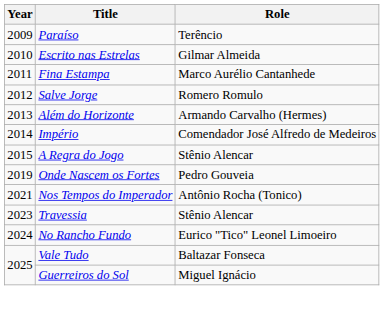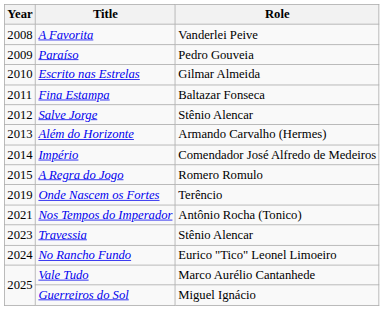+ row: (66, 34)
(200, 34) Terêncio -> (216, 54) Pedro Gouveia
(247, 74) Marco Aurélio Cantanhede -> (222, 94) Baltazar Fonseca
(221, 94) Romero Romulo -> (216, 114) Stênio Alencar
(216, 154) Stênio Alencar -> (221, 174) Romero Romulo
(216, 174) Pedro Gouveia -> (200, 194) Terêncio
(222, 255) Baltazar Fonseca -> (247, 275) Marco Aurélio Cantanhede
